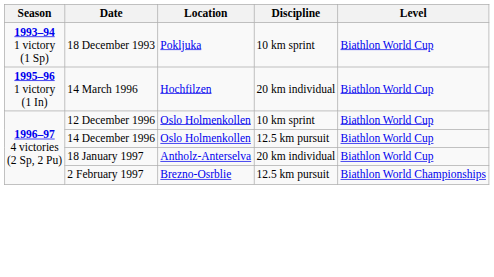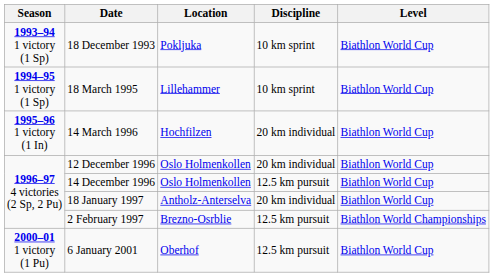+ row: (103, 89)
(286, 120) 10 km sprint -> (296, 164) 20 km individual
+ row: (103, 250)
